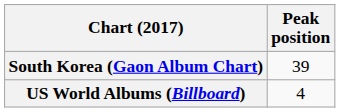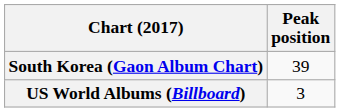(301, 93) 4 -> (301, 93) 3
